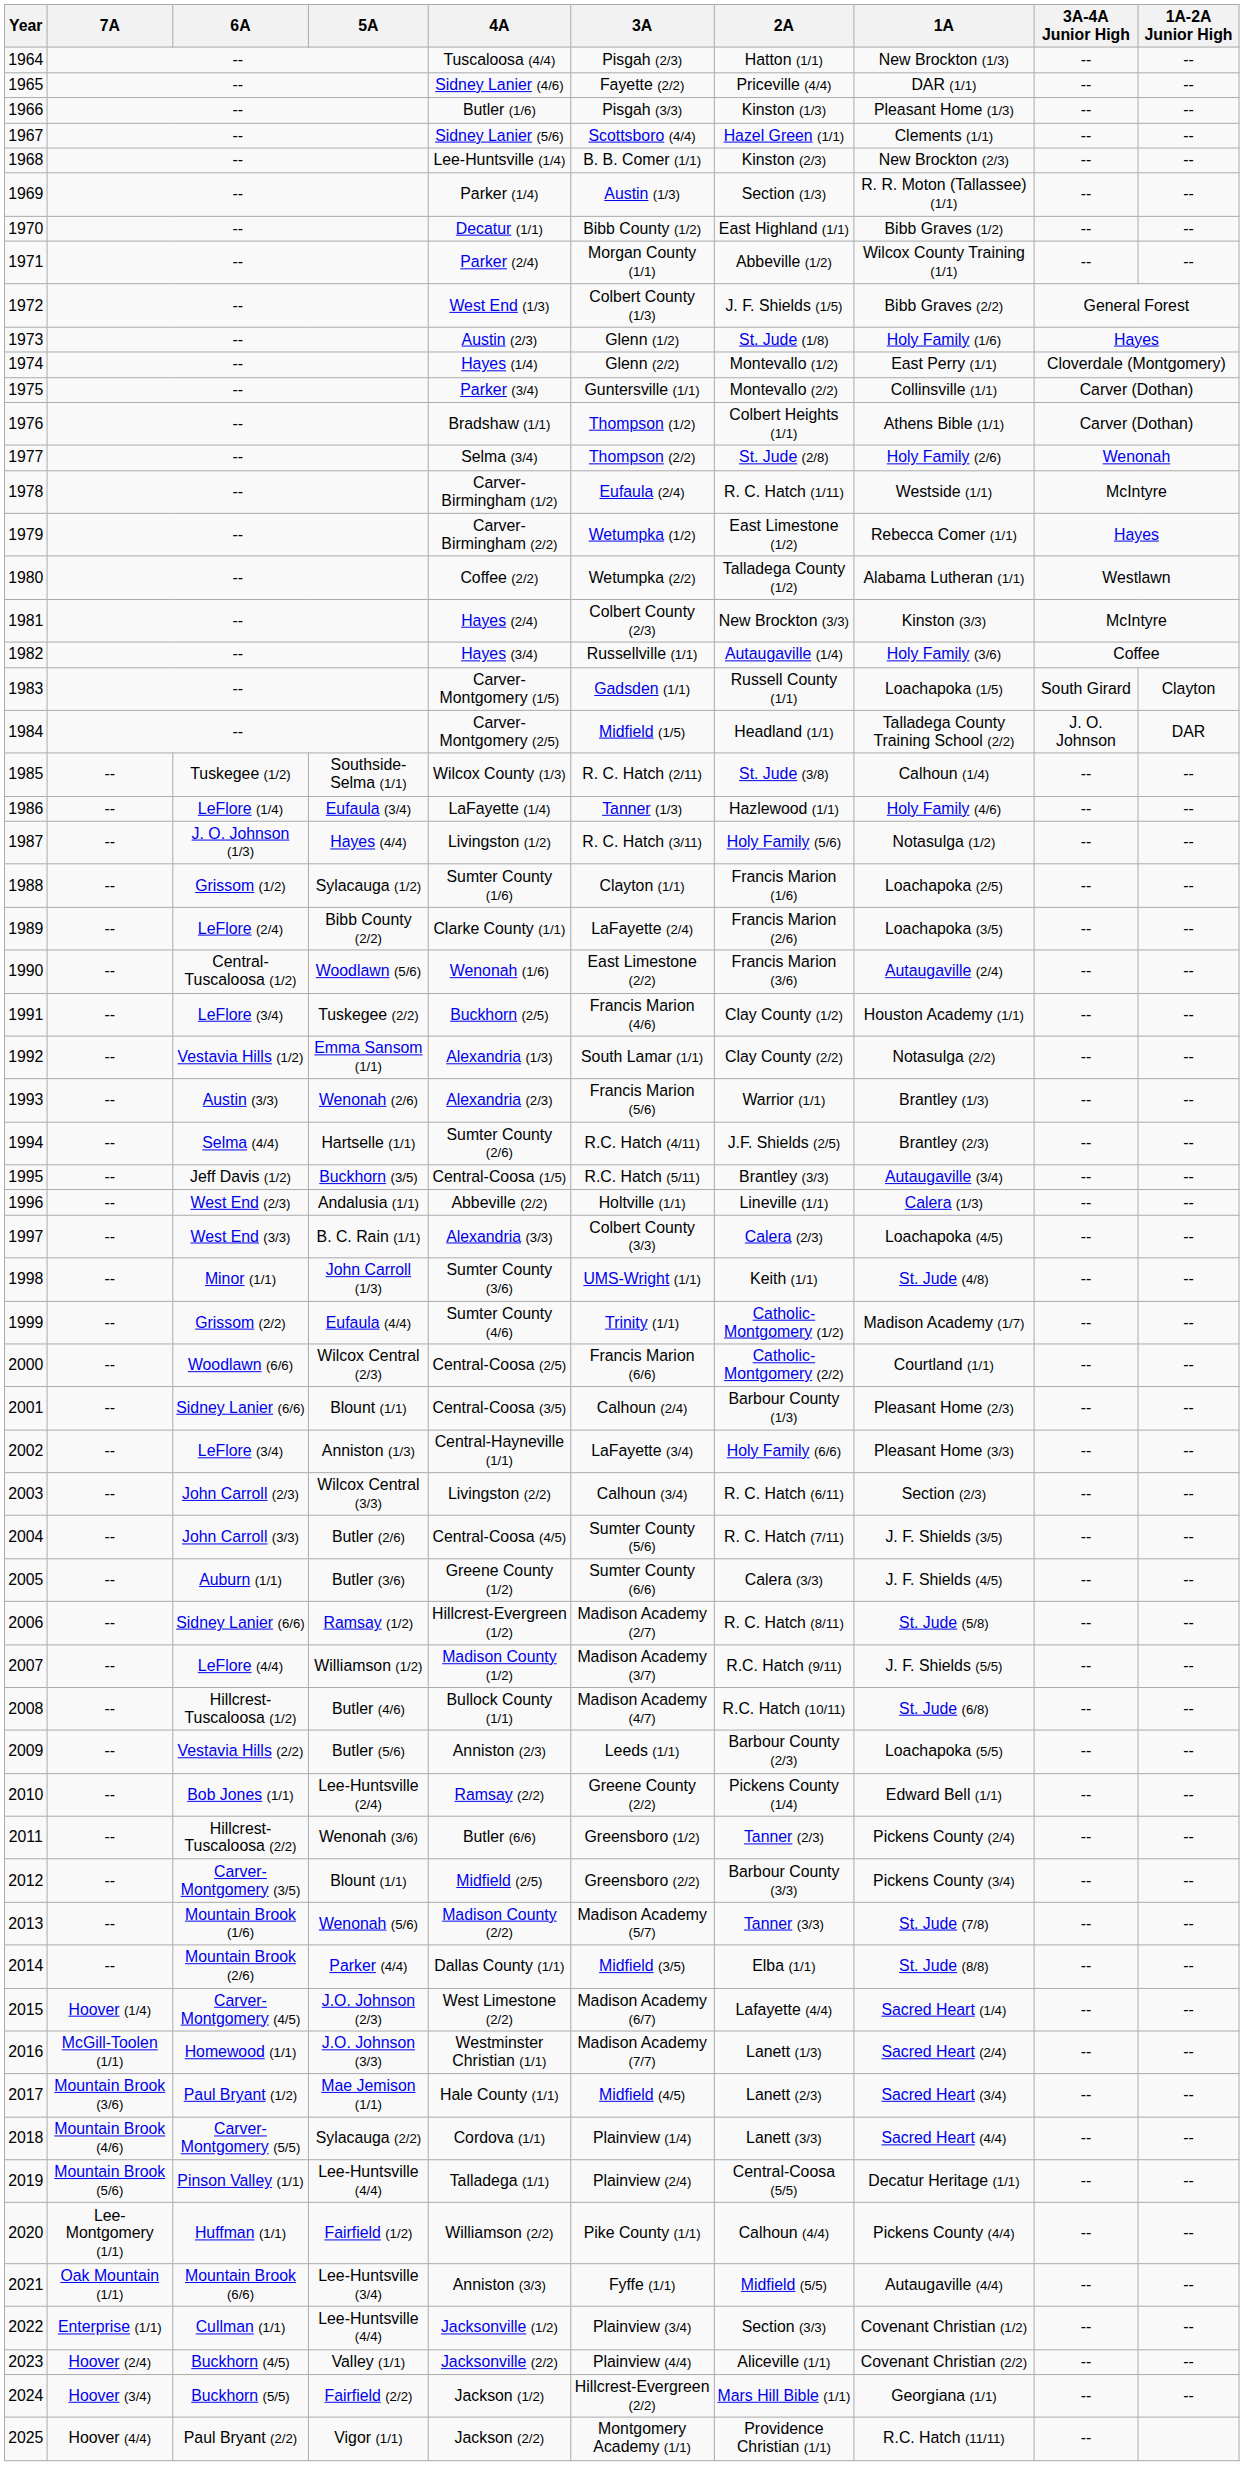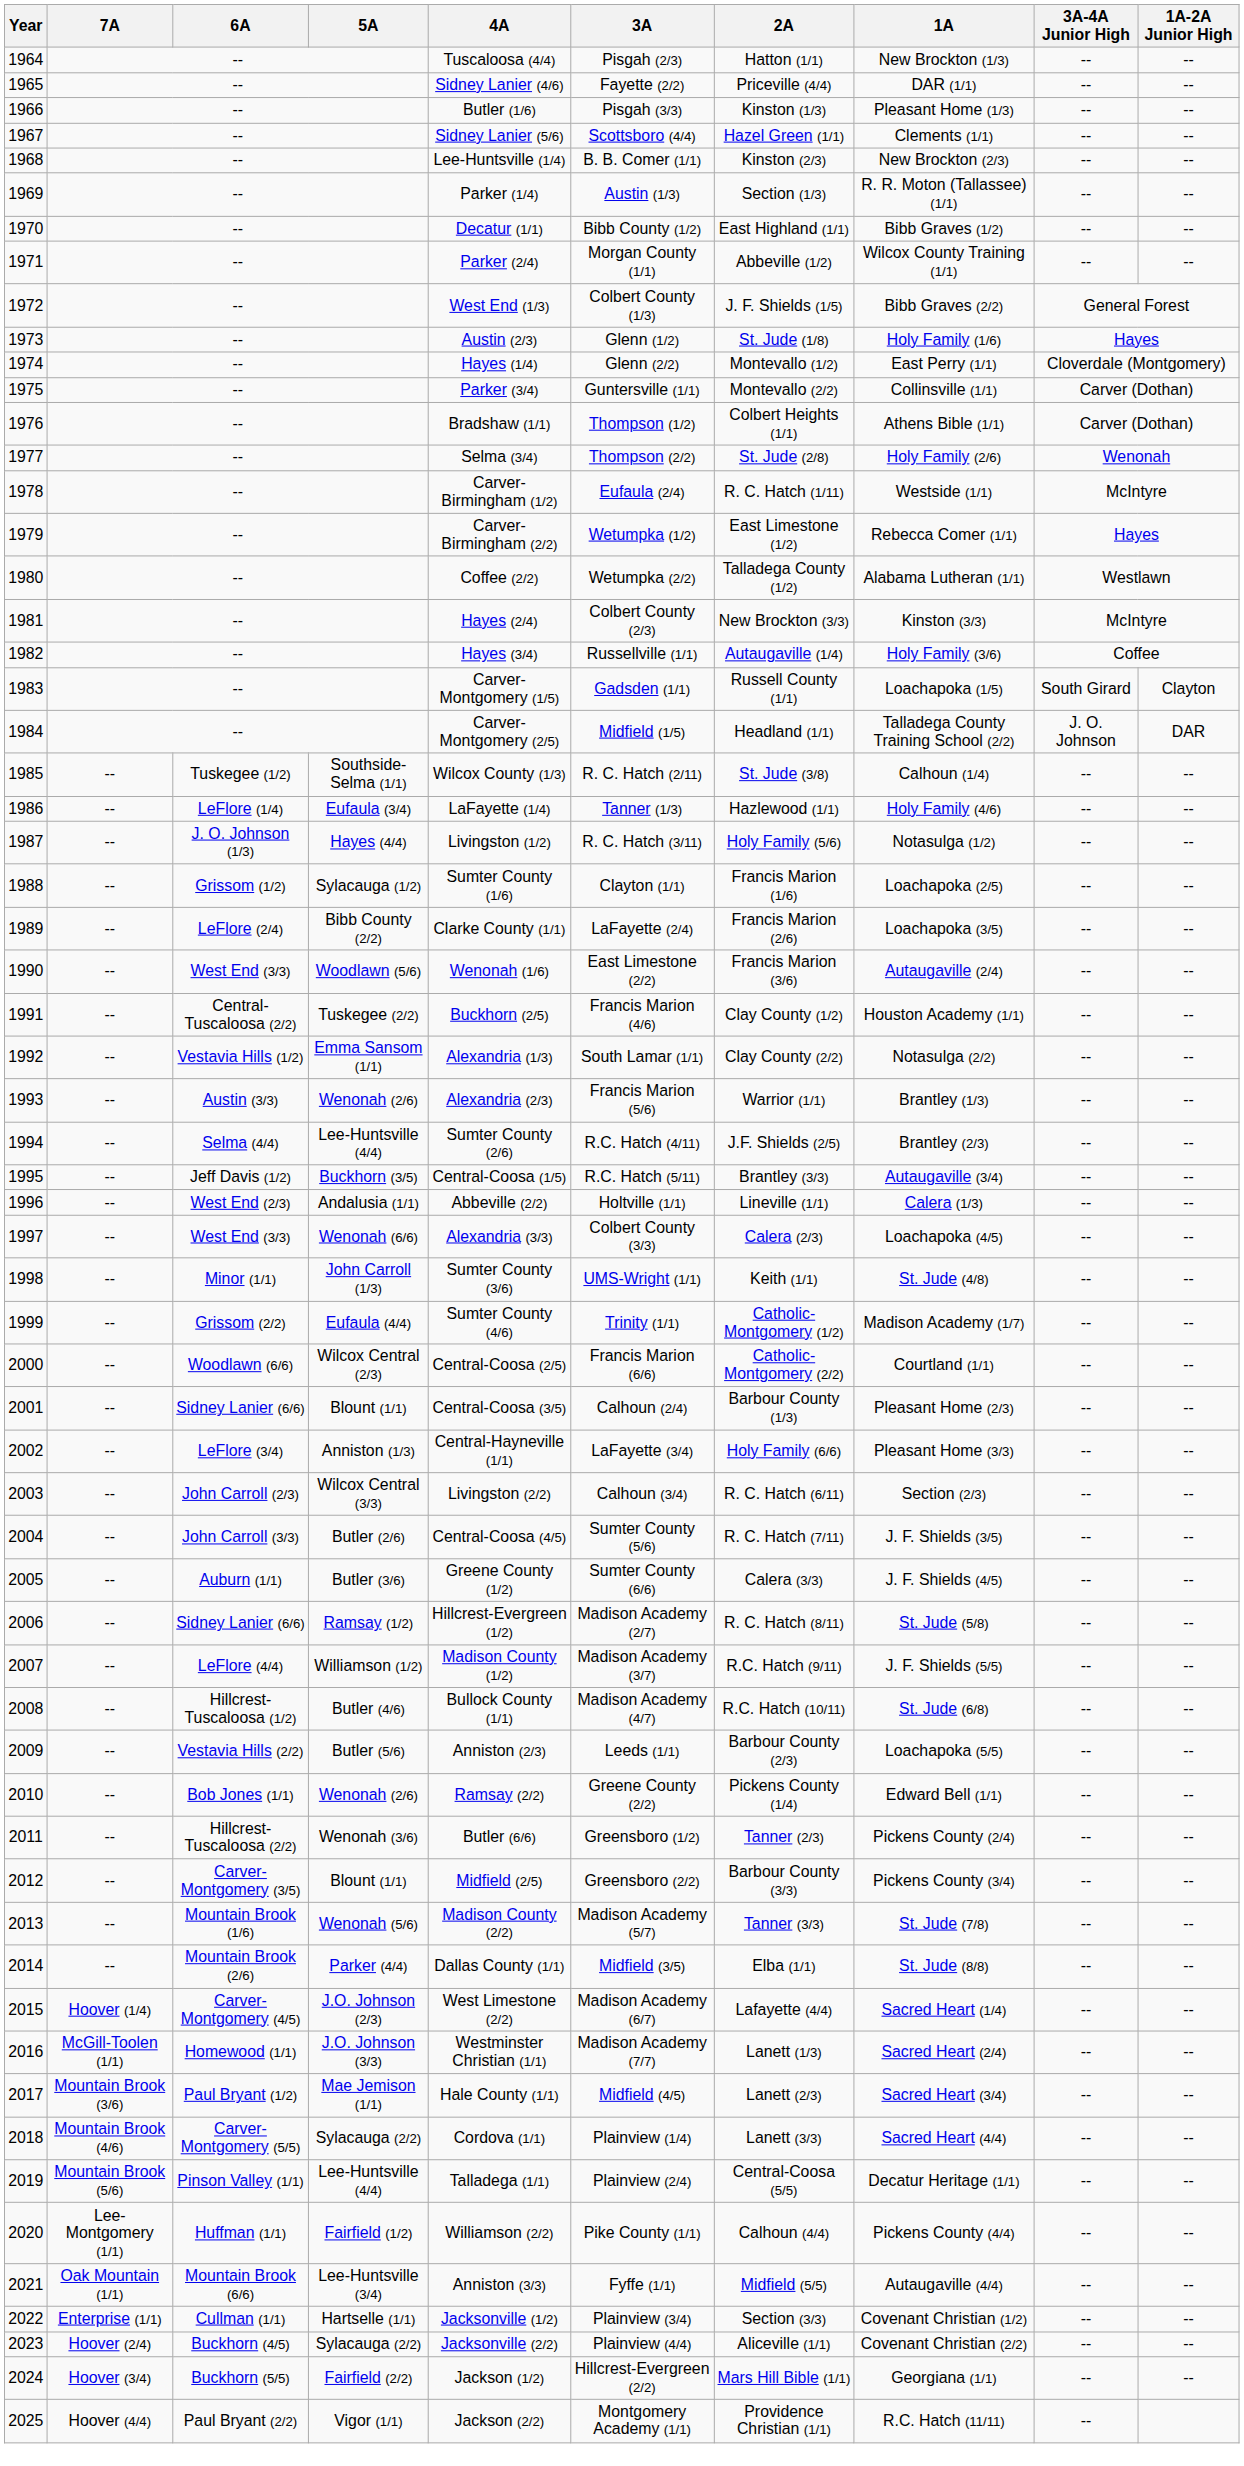(240, 971) Central-Tuscaloosa (1/2) -> (240, 971) West End (3/3)
(240, 1014) LeFlore (3/4) -> (240, 1014) Central-Tuscaloosa (2/2)
(368, 1143) Hartselle (1/1) -> (368, 1143) Lee-Huntsville (4/4)
(368, 1236) B. C. Rain (1/1) -> (368, 1236) Wenonah (6/6)
(368, 1794) Lee-Huntsville (2/4) -> (368, 1794) Wenonah (2/6)
(368, 2327) Lee-Huntsville (4/4) -> (368, 2318) Hartselle (1/1)
(368, 2361) Valley (1/1) -> (368, 2344) Sylacauga (2/2)
